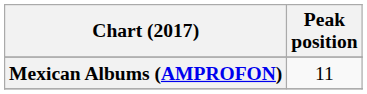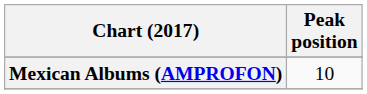(324, 72) 11 -> (324, 72) 10
